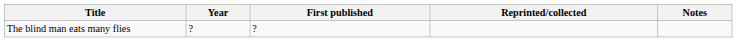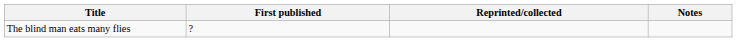- column: (218, 12)
